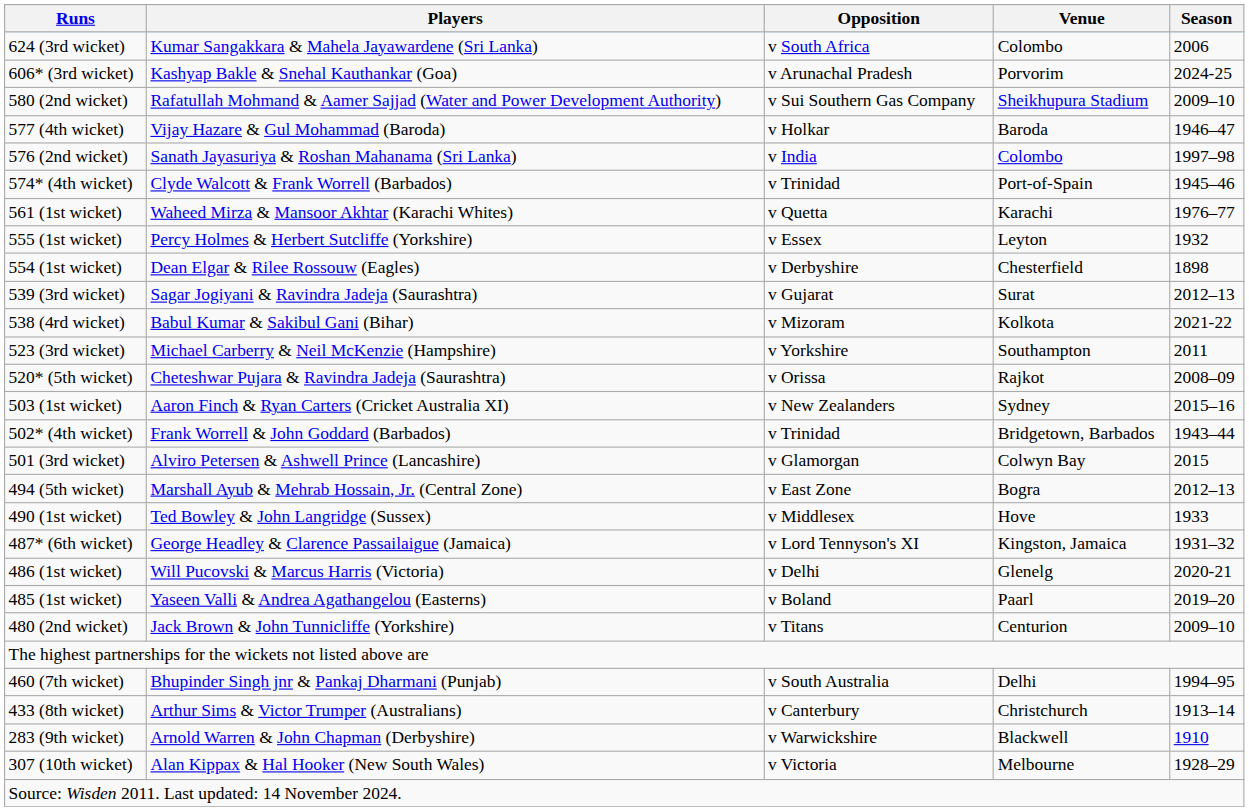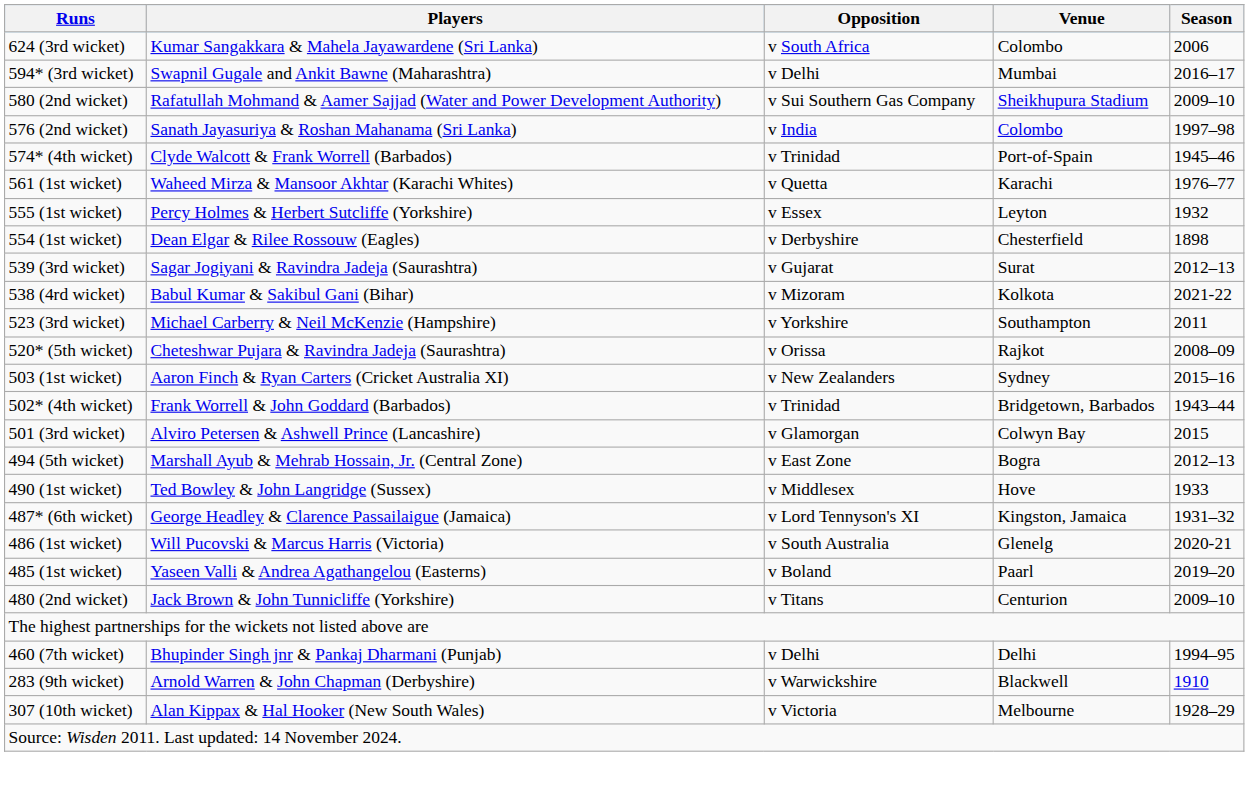- row: (71, 73)
+ row: (71, 73)
- row: (66, 128)
(794, 571) v Delhi -> (828, 543) v South Australia
(828, 682) v South Australia -> (794, 654) v Delhi
- row: (66, 709)
